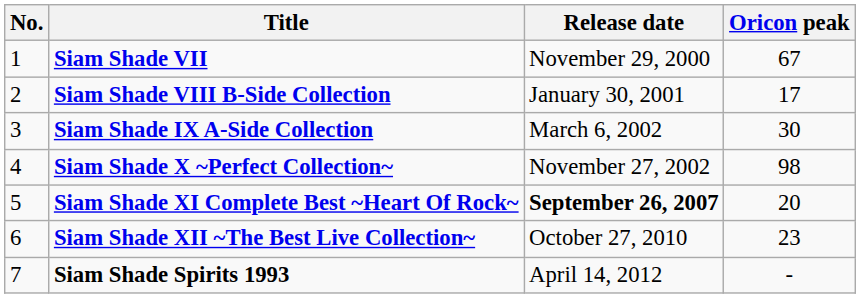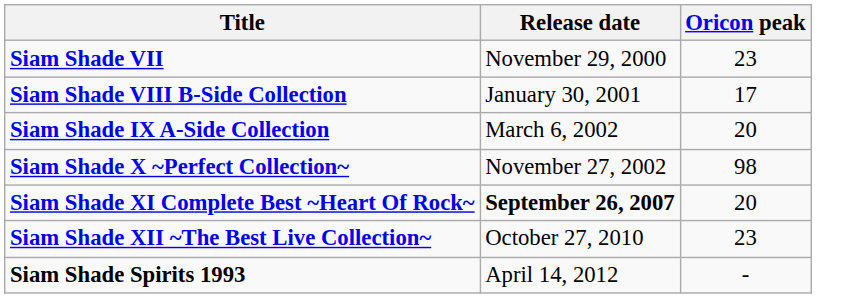- column: (27, 22)
(789, 58) 67 -> (745, 58) 23
(789, 130) 30 -> (745, 130) 20
